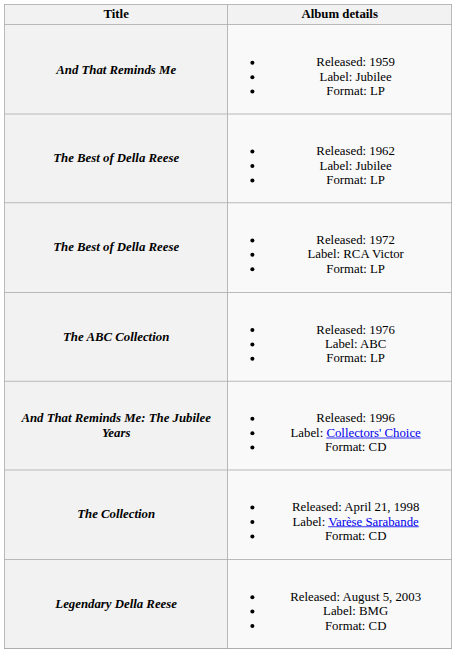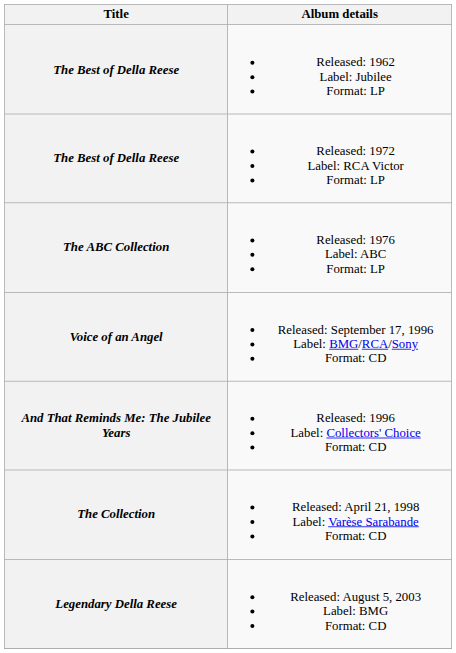- row: (340, 76)
+ row: (340, 344)
